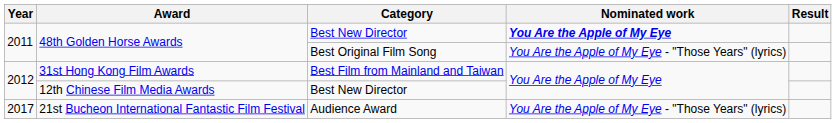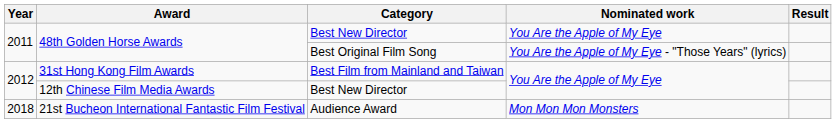(590, 33) bold -> (585, 33) normal
(20, 109) 2017 -> (20, 109) 2018
(648, 109) You Are the Apple of My Eye - "Those Years" (lyrics) -> (574, 109) Mon Mon Mon Monsters
